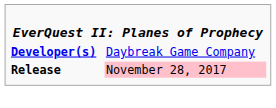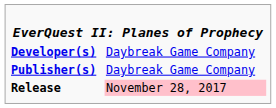+ row: (54, 70)
